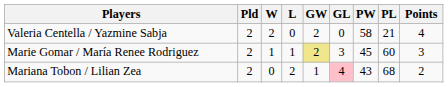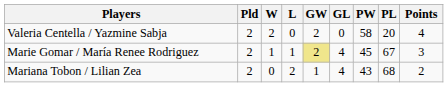(389, 33) 21 -> (389, 33) 20
(342, 52) 3 -> (342, 52) 4
(389, 52) 60 -> (389, 52) 67
(342, 71) pink background -> (342, 71) no background
